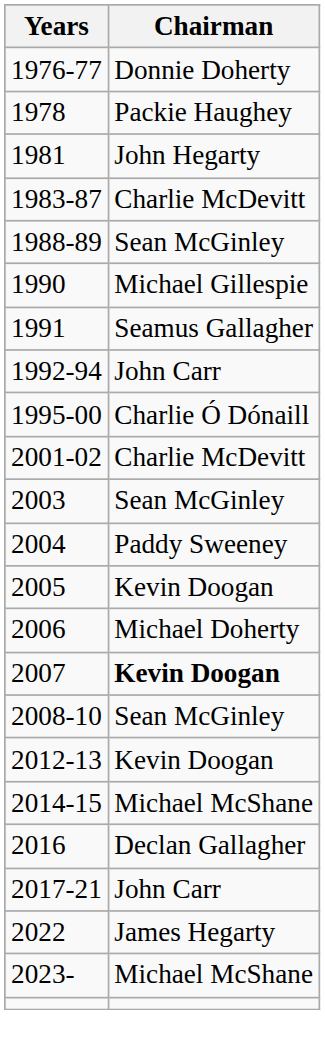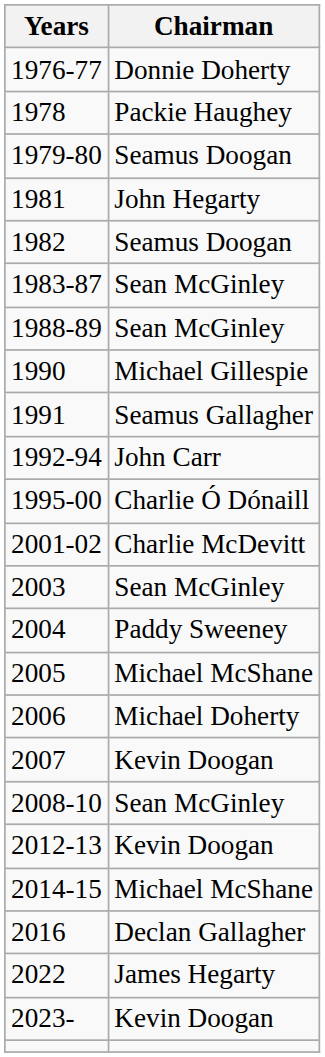+ row: (56, 155)
+ row: (38, 241)
(210, 198) Charlie McDevitt -> (199, 284) Sean McGinley
(194, 586) Kevin Doogan -> (214, 673) Michael McShane
(197, 673) bold -> (194, 759) normal
- row: (56, 888)
(214, 975) Michael McShane -> (194, 1018) Kevin Doogan
